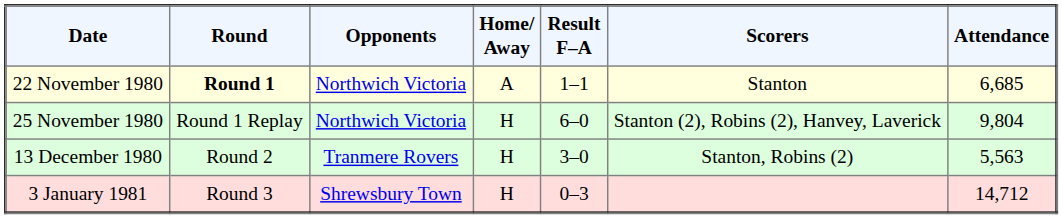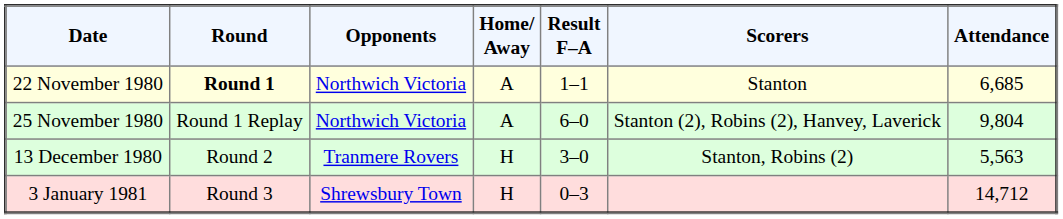(507, 120) H -> (507, 120) A
